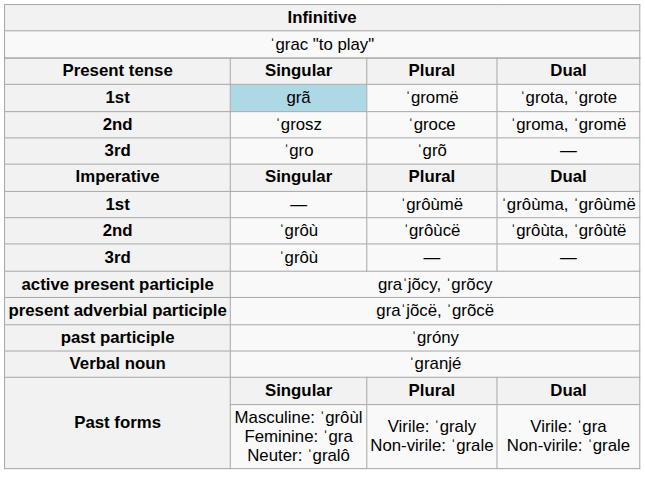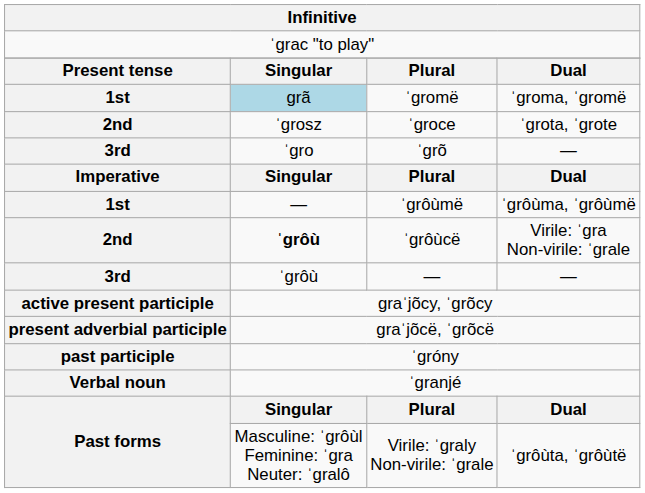(568, 97) ˈgrota, ˈgrote -> (568, 97) ˈgroma, ˈgromë
(568, 124) ˈgroma, ˈgromë -> (568, 124) ˈgrota, ˈgrote
(299, 230) normal -> (299, 240) bold
(568, 230) ˈgrôùta, ˈgrôùtë -> (568, 240) Virile: ˈgra Non-virile: ˈgrale
(568, 436) Virile: ˈgra Non-virile: ˈgrale -> (568, 455) ˈgrôùta, ˈgrôùtë
